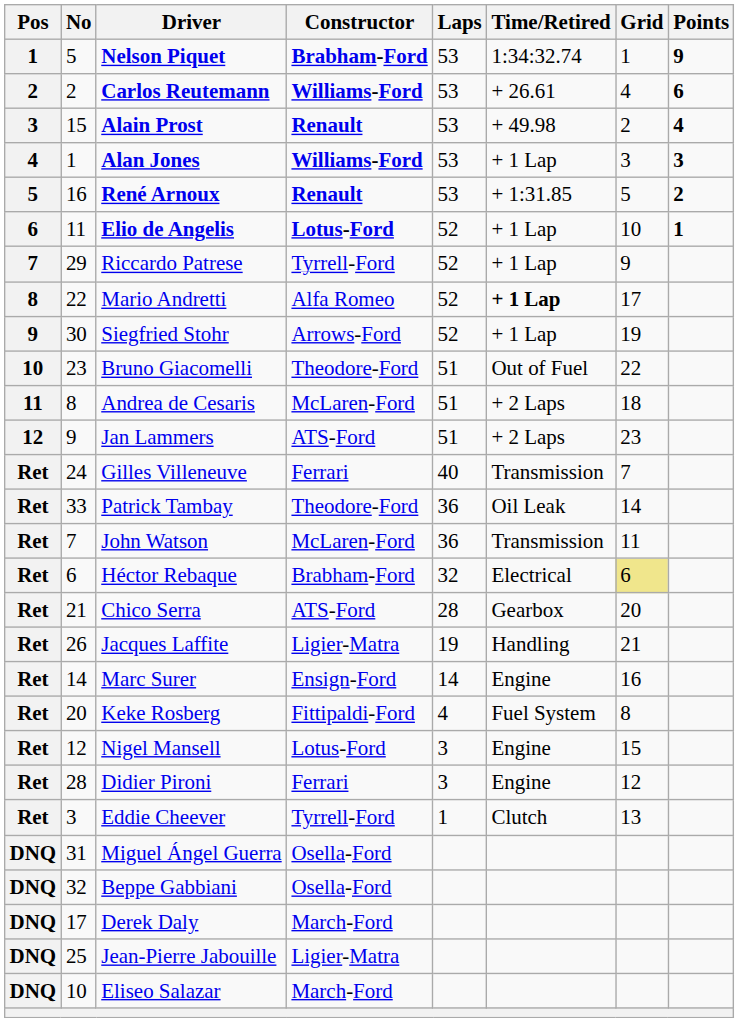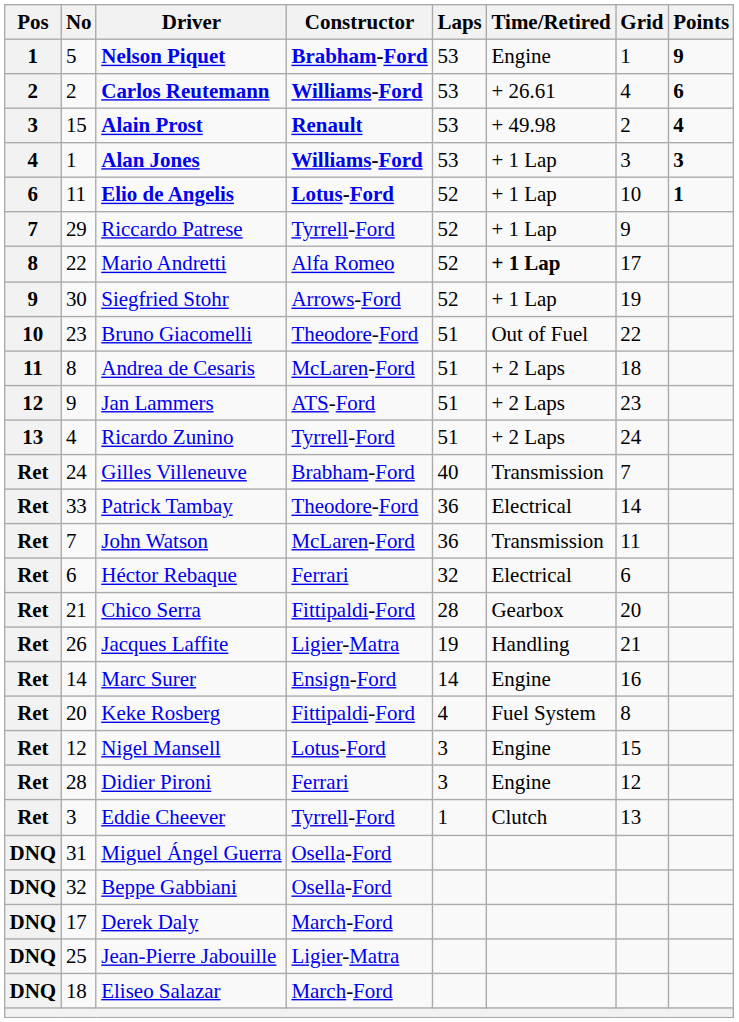(537, 56) 1:34:32.74 -> (521, 56) Engine
- row: (160, 194)
+ row: (167, 437)
(320, 471) Ferrari -> (353, 471) Brabham-Ford
(528, 506) Oil Leak -> (532, 506) Electrical
(353, 575) Brabham-Ford -> (320, 575) Ferrari
(626, 575) khaki background -> (626, 575) no background
(333, 609) ATS-Ford -> (353, 609) Fittipaldi-Ford
(76, 990) 10 -> (76, 990) 18
